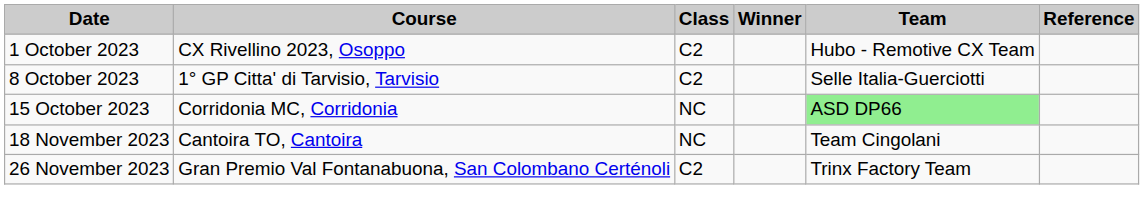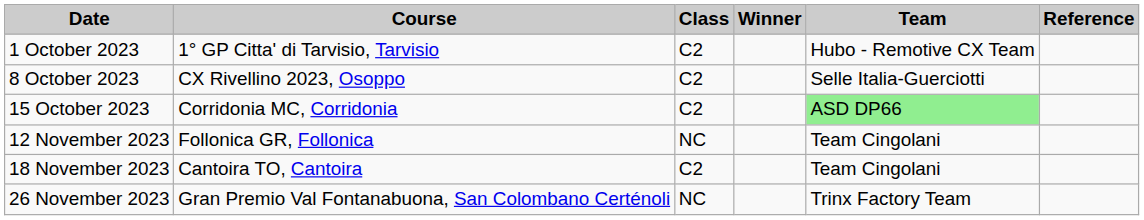(292, 49) CX Rivellino 2023, Osoppo -> (309, 49) 1° GP Citta' di Tarvisio, Tarvisio
(309, 79) 1° GP Citta' di Tarvisio, Tarvisio -> (292, 79) CX Rivellino 2023, Osoppo
(692, 109) NC -> (691, 109) C2
+ row: (89, 139)
(692, 139) NC -> (691, 169) C2
(691, 169) C2 -> (692, 199) NC
